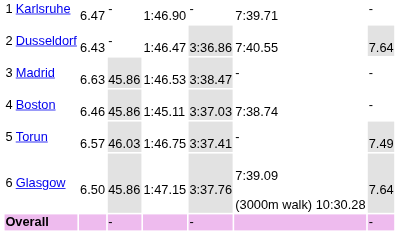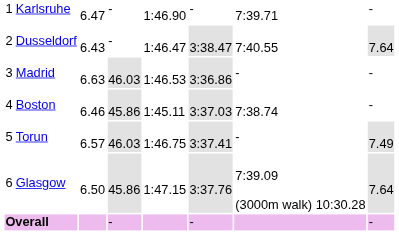(211, 48) 3:36.86 -> (211, 48) 3:38.47
(124, 80) 45.86 -> (124, 80) 46.03
(211, 80) 3:38.47 -> (211, 80) 3:36.86
